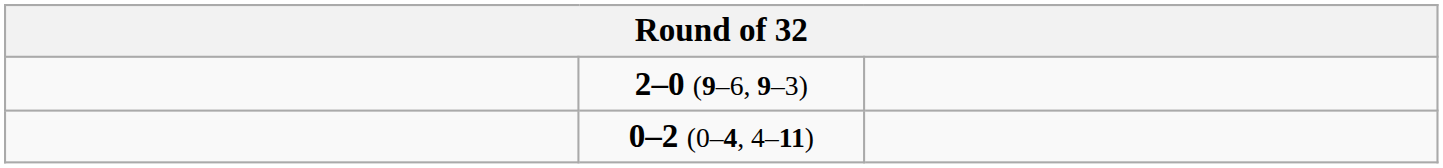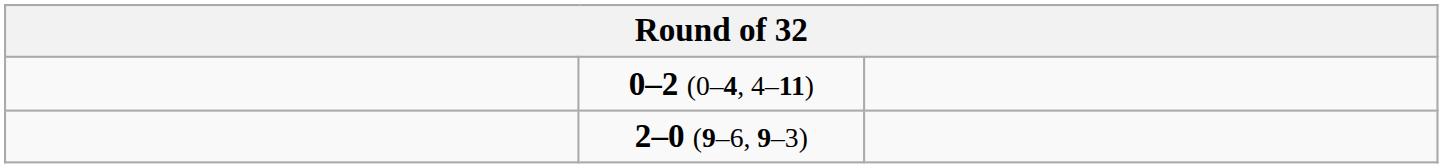rows swapped: (721, 135) <-> (721, 83)
